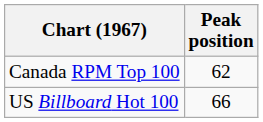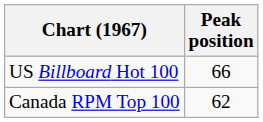rows swapped: (94, 71) <-> (94, 102)
